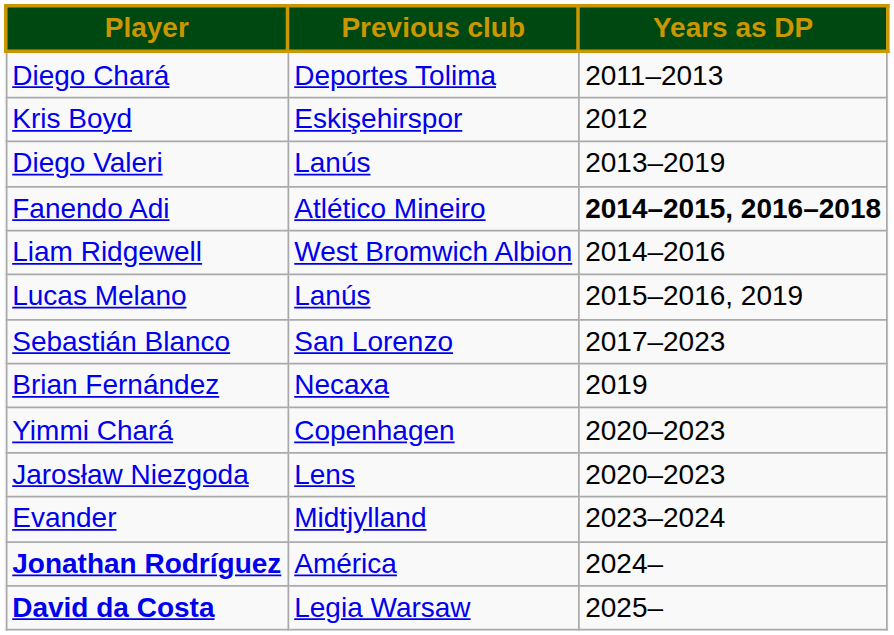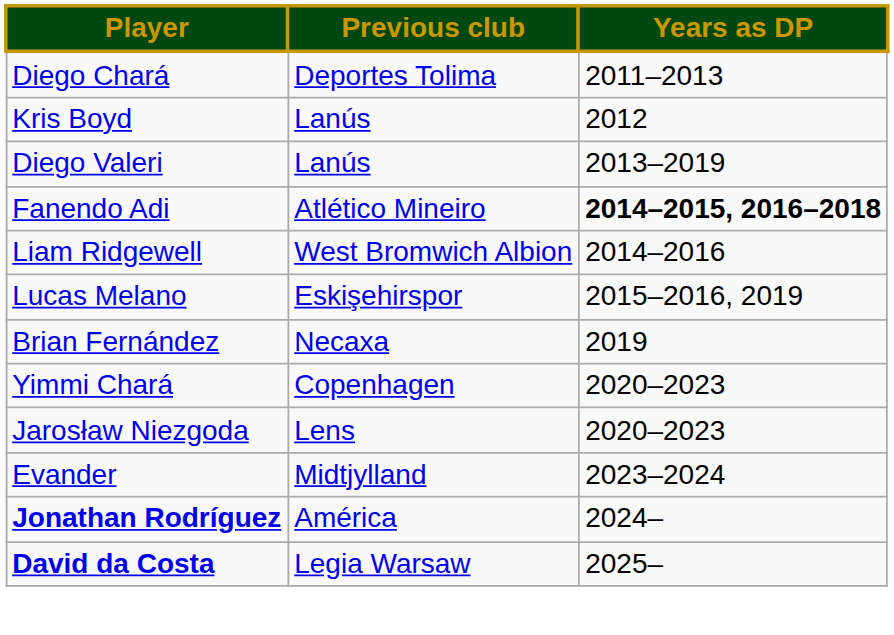(378, 119) Eskişehirspor -> (332, 119) Lanús
(332, 296) Lanús -> (378, 296) Eskişehirspor
- row: (121, 341)
